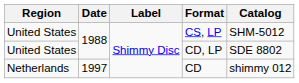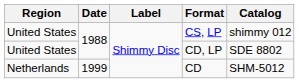(257, 31) SHM-5012 -> (260, 31) shimmy 012
(94, 68) 1997 -> (94, 68) 1999
(260, 68) shimmy 012 -> (257, 68) SHM-5012
